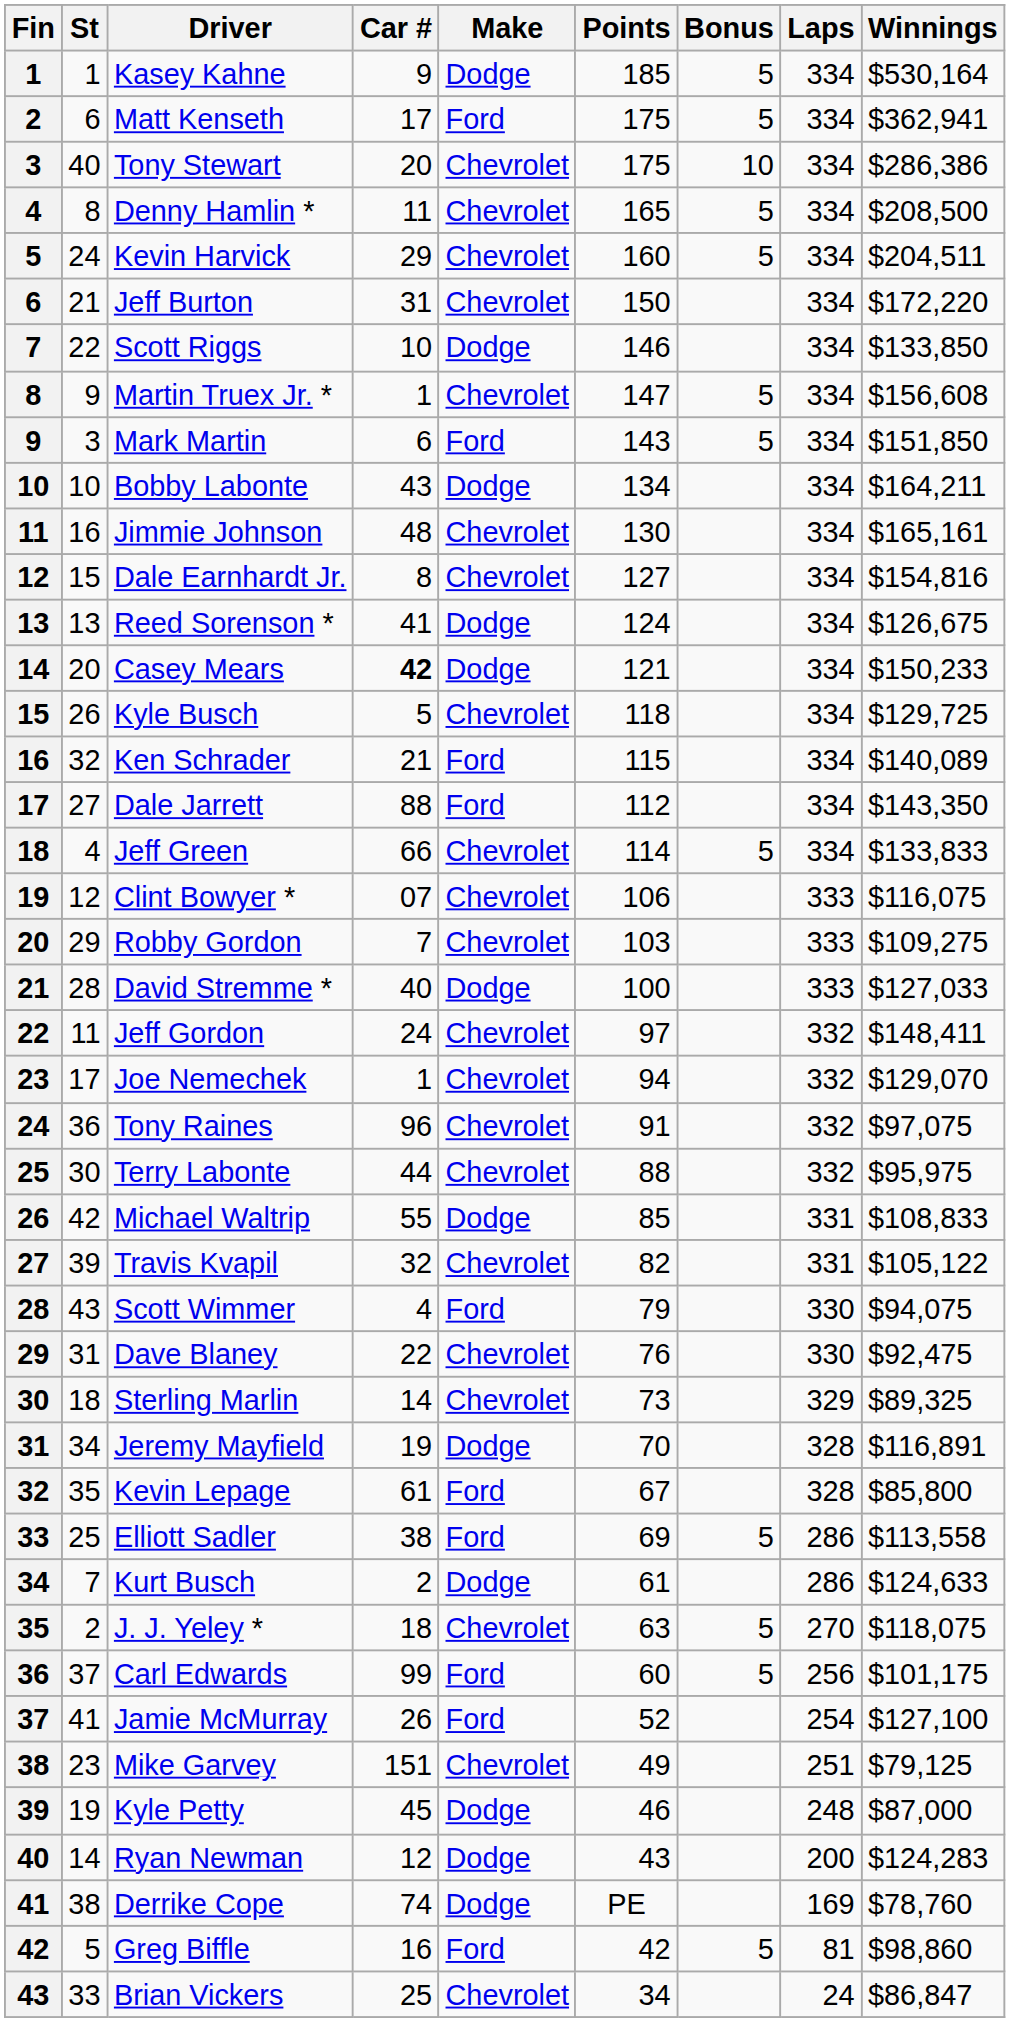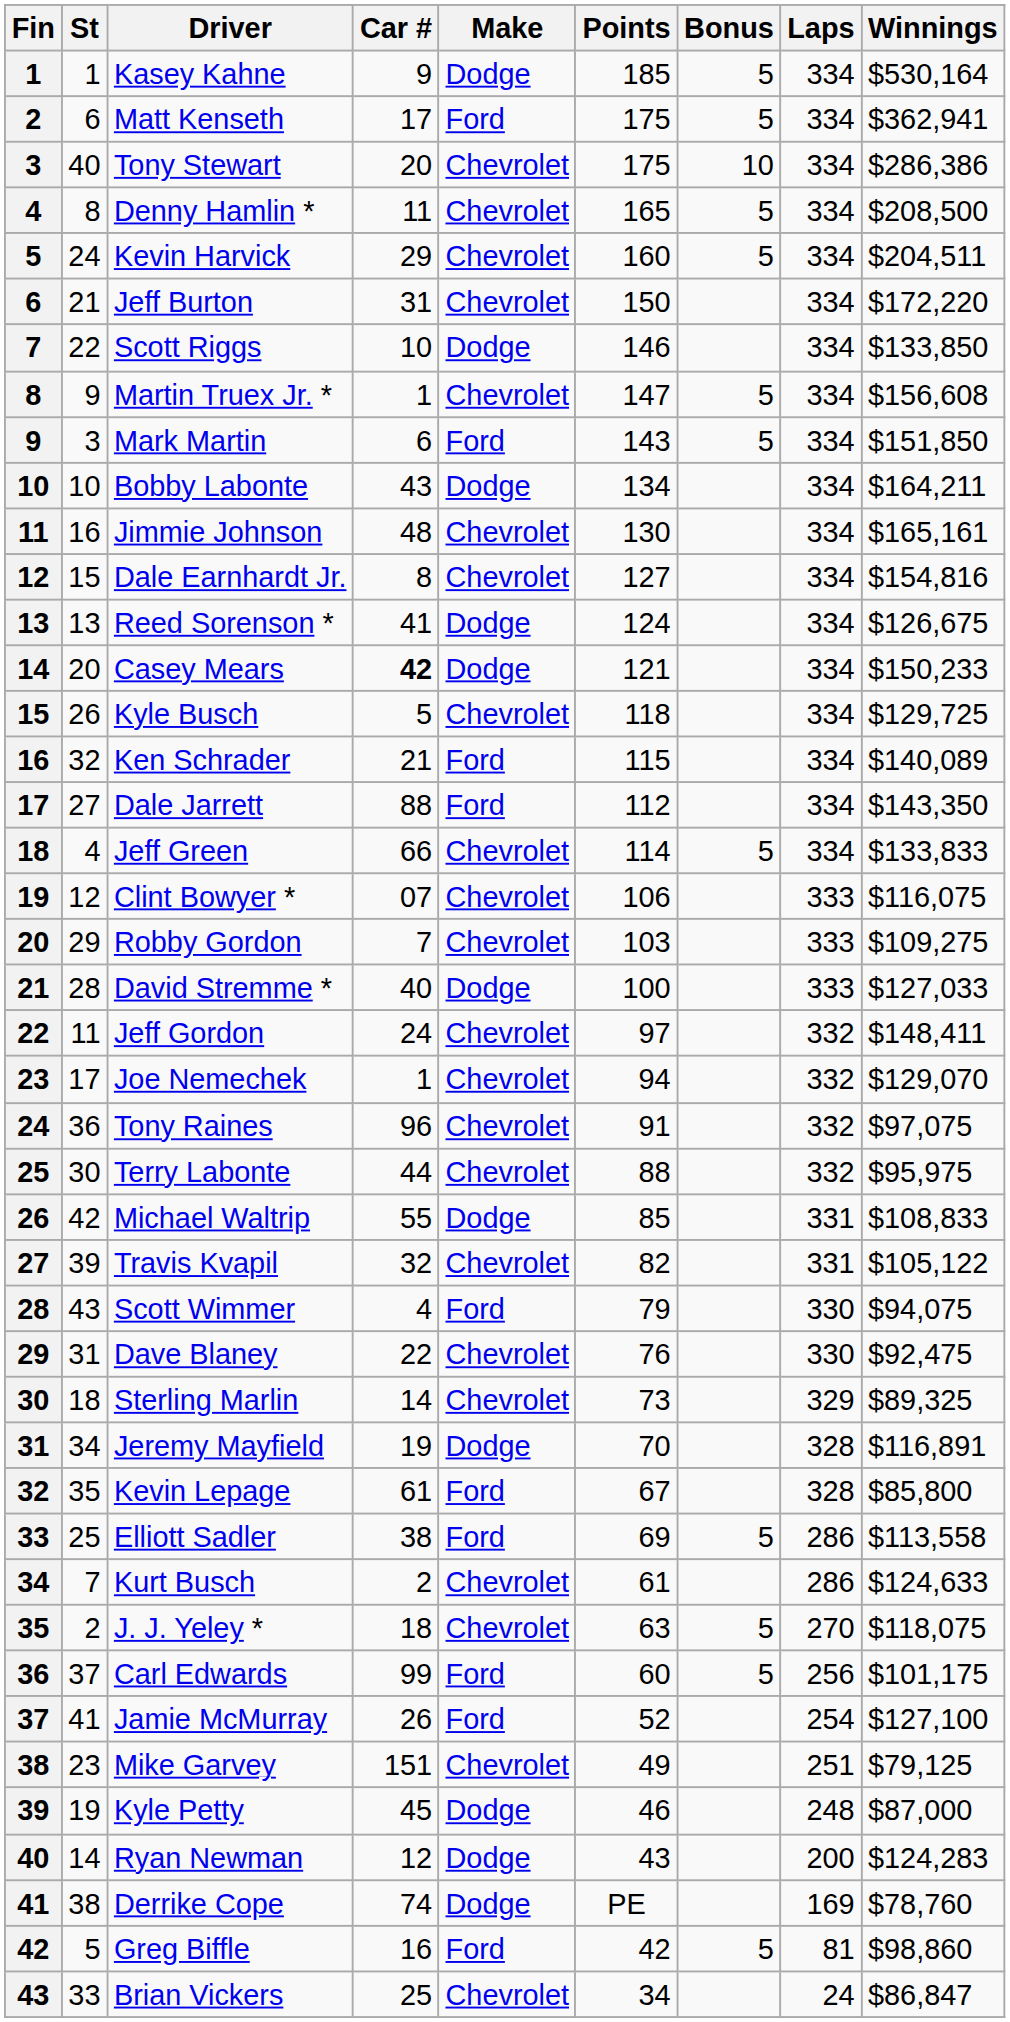(488, 1582) Dodge -> (507, 1582) Chevrolet
